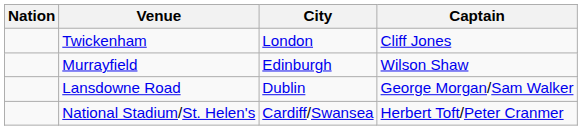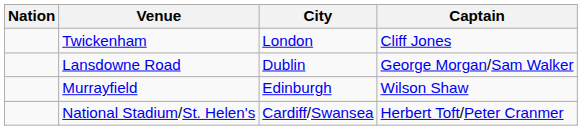rows swapped: (121, 88) <-> (100, 64)
